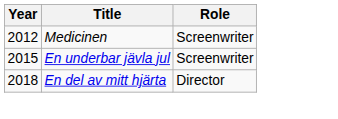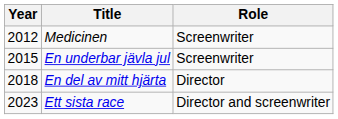+ row: (84, 102)
